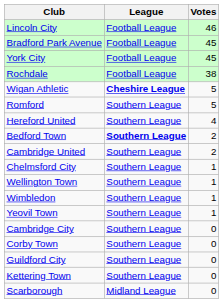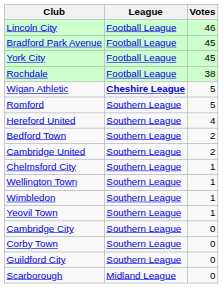(146, 136) bold -> (144, 136) normal
- row: (39, 275)
